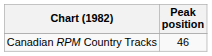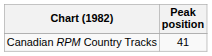(183, 42) 46 -> (183, 42) 41
